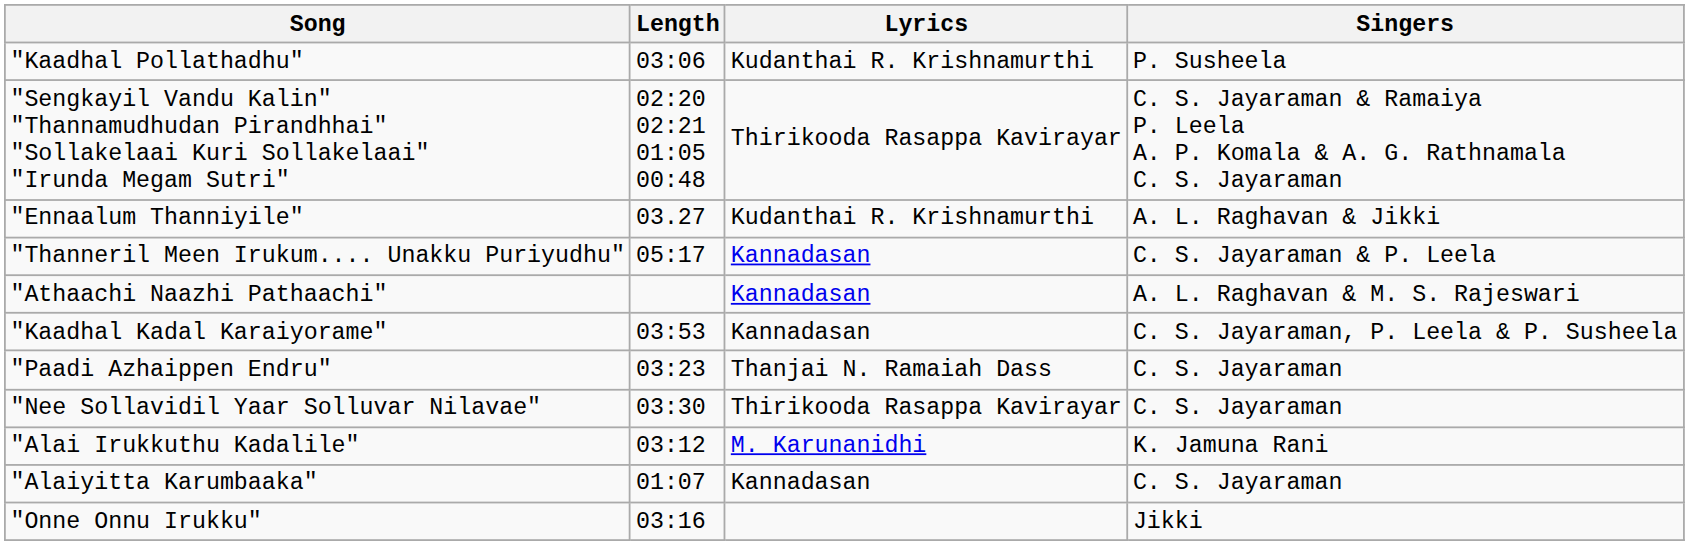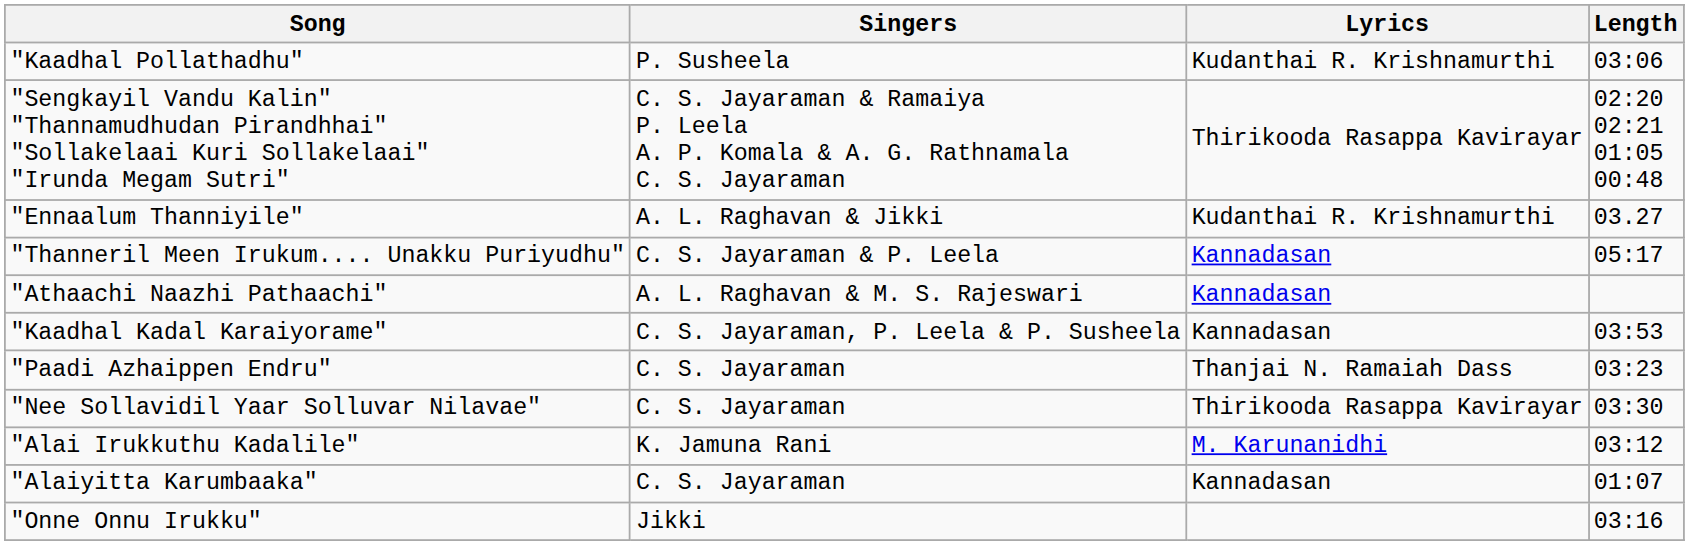columns swapped: (1405, 24) <-> (678, 24)
